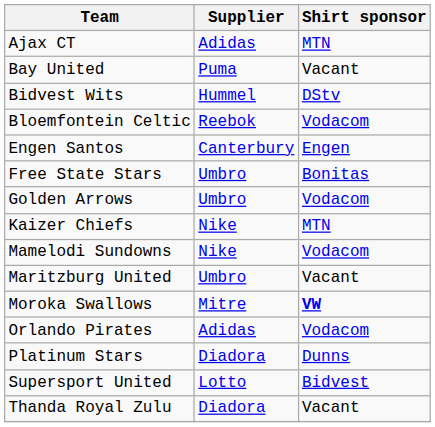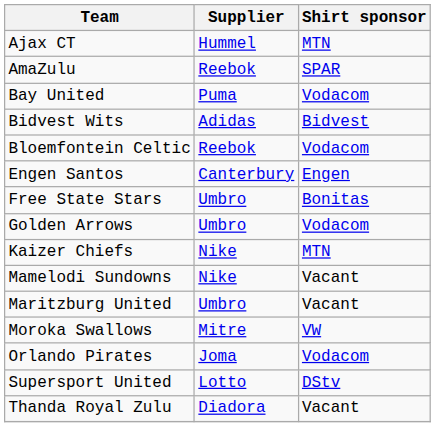(227, 44) Adidas -> (227, 44) Hummel
+ row: (42, 70)
(331, 70) Vacant -> (336, 96) Vodacom
(227, 96) Hummel -> (227, 122) Adidas
(321, 96) DStv -> (336, 122) Bidvest
(336, 252) Vodacom -> (331, 278) Vacant
(312, 304) bold -> (312, 330) normal
(227, 330) Adidas -> (218, 356) Joma
- row: (76, 356)
(336, 382) Bidvest -> (321, 382) DStv
